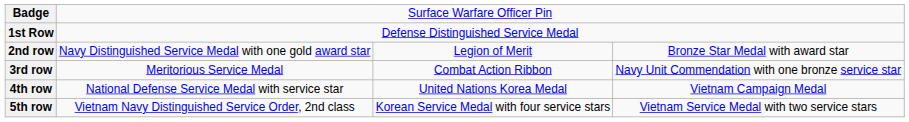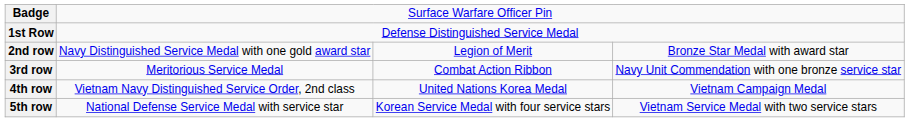(215, 88) National Defense Service Medal with service star -> (215, 88) Vietnam Navy Distinguished Service Order, 2nd class
(215, 107) Vietnam Navy Distinguished Service Order, 2nd class -> (215, 107) National Defense Service Medal with service star
